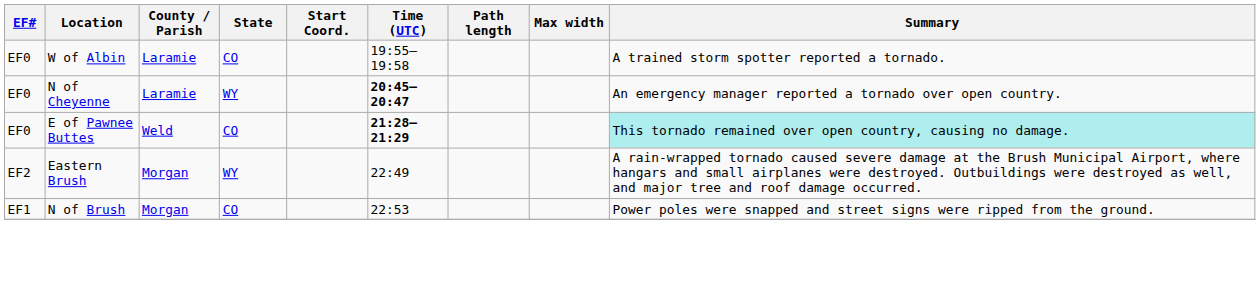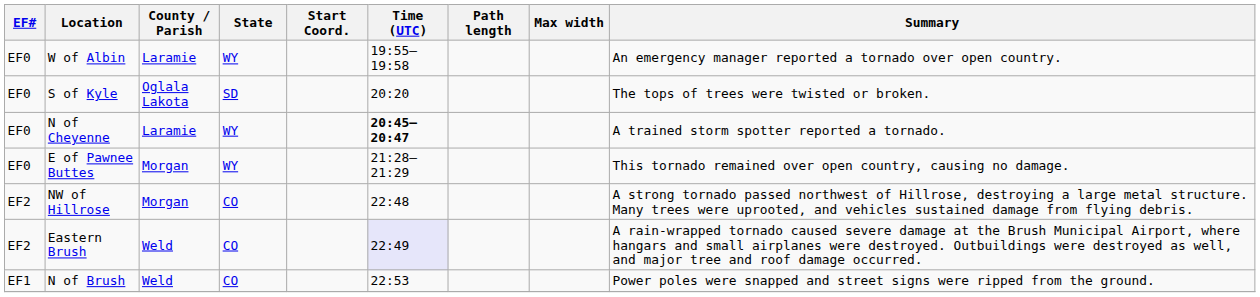(230, 58) CO -> (230, 58) WY
(779, 58) A trained storm spotter reported a tornado. -> (837, 58) An emergency manager reported a tornado over open country.
+ row: (83, 94)
(837, 94) An emergency manager reported a tornado over open country. -> (779, 130) A trained storm spotter reported a tornado.
(157, 130) Weld -> (165, 166) Morgan
(230, 130) CO -> (230, 166) WY
(394, 130) bold -> (394, 166) normal
(841, 130) paleturquoise background -> (841, 166) no background
+ row: (79, 202)
(165, 173) Morgan -> (157, 245) Weld
(230, 173) WY -> (230, 245) CO
(390, 173) no background -> (390, 245) lavender background
(165, 209) Morgan -> (157, 281) Weld
